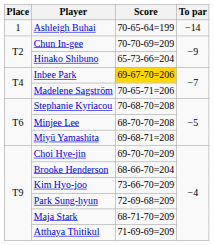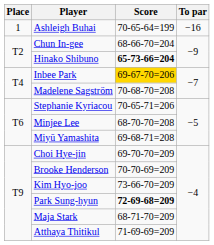(193, 28) −14 -> (193, 28) −16
(146, 43) 70-70-69=209 -> (146, 43) 68-66-70=204
(146, 59) normal -> (146, 59) bold
(146, 91) 70-65-71=206 -> (146, 91) 70-68-70=208
(146, 106) 70-68-70=208 -> (146, 106) 70-65-71=206
(146, 169) 68-66-70=204 -> (146, 169) 70-70-69=209
(146, 201) normal -> (146, 201) bold
